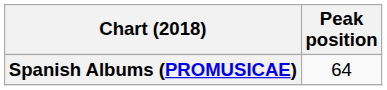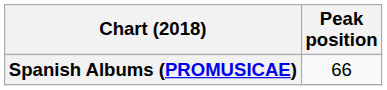(342, 69) 64 -> (342, 69) 66
